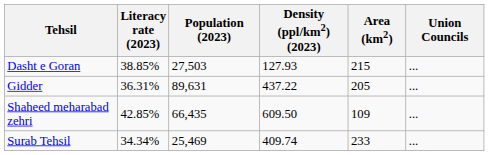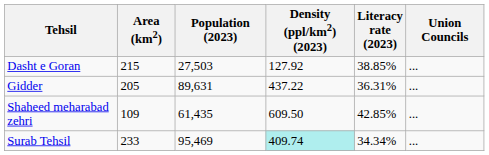columns swapped: (377, 30) <-> (143, 30)
(280, 66) 127.93 -> (286, 66) 127.92
(189, 113) 66,435 -> (195, 113) 61,435
(189, 140) 25,469 -> (195, 140) 95,469
(280, 140) no background -> (286, 140) paleturquoise background
